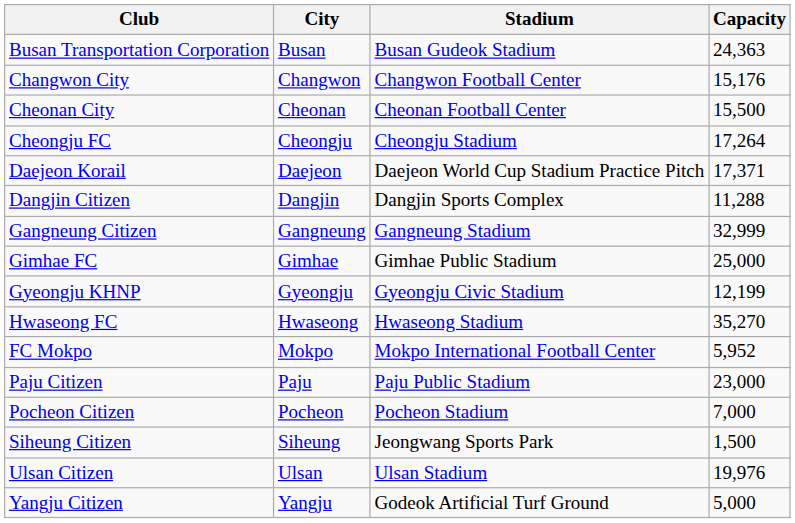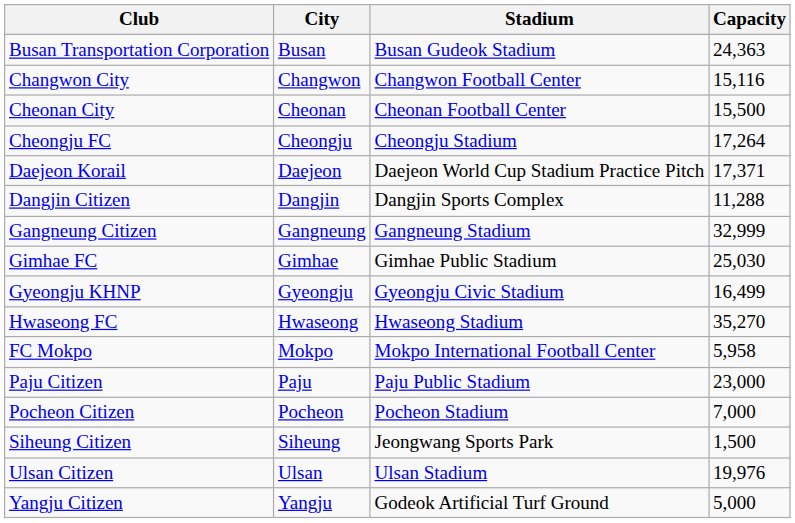(739, 79) 15,176 -> (739, 79) 15,116
(739, 261) 25,000 -> (739, 261) 25,030
(739, 291) 12,199 -> (739, 291) 16,499
(734, 351) 5,952 -> (734, 351) 5,958
